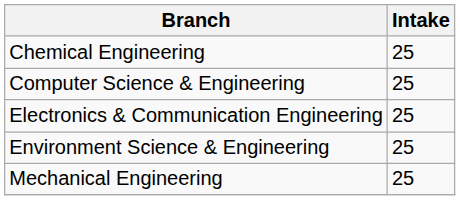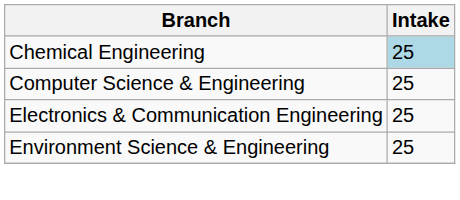(403, 52) no background -> (403, 52) lightblue background
- row: (116, 178)
